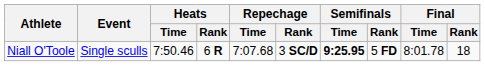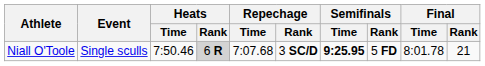(213, 52) no background -> (213, 52) lightgrey background
(463, 52) 18 -> (463, 52) 21
